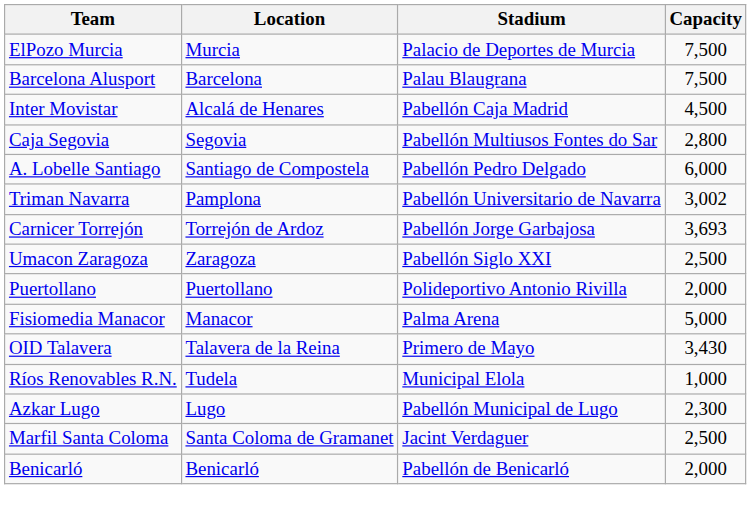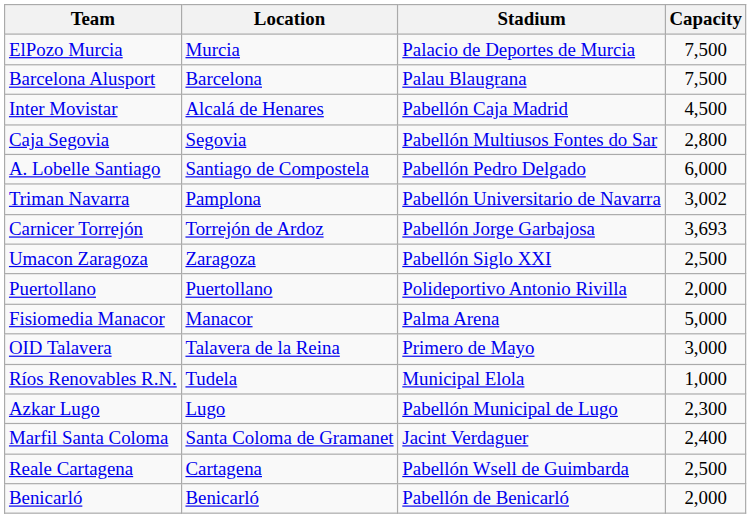(706, 348) 3,430 -> (706, 348) 3,000
(706, 438) 2,500 -> (706, 438) 2,400
+ row: (71, 468)
